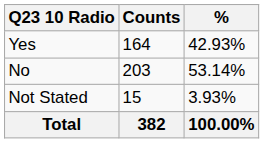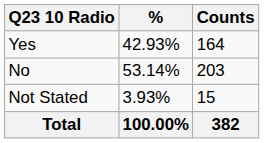columns swapped: (152, 17) <-> (221, 17)
